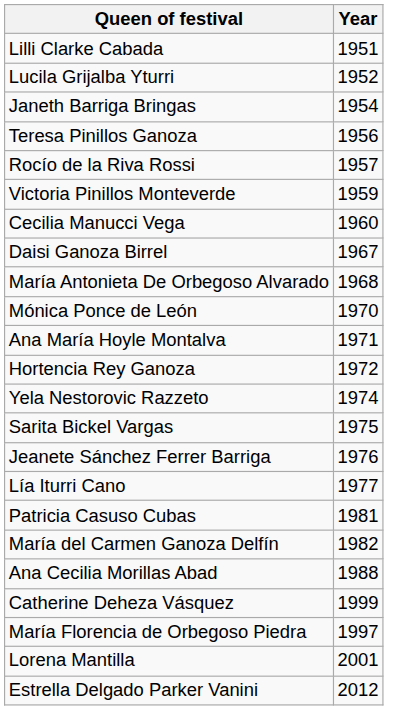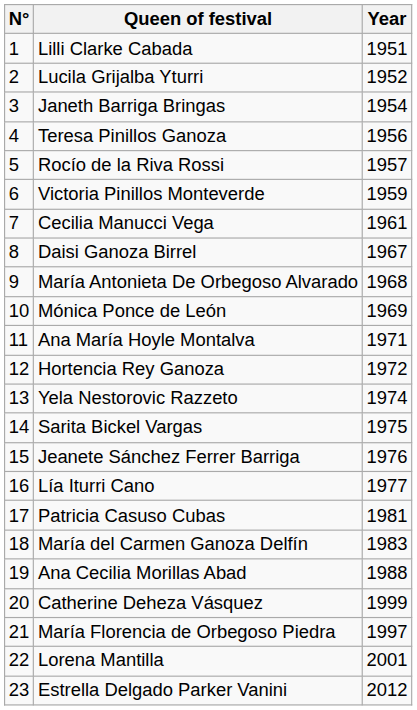+ column: (19, 19)
(358, 223) 1960 -> (387, 223) 1961
(358, 310) 1970 -> (387, 310) 1969
(358, 544) 1982 -> (387, 544) 1983
